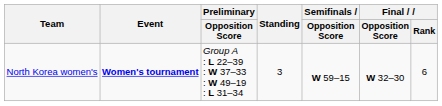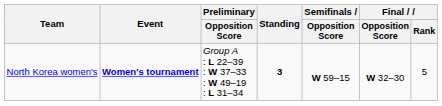(280, 72) normal -> (280, 72) bold
(424, 72) 6 -> (424, 72) 5
